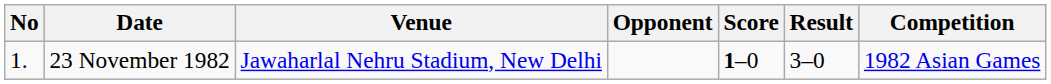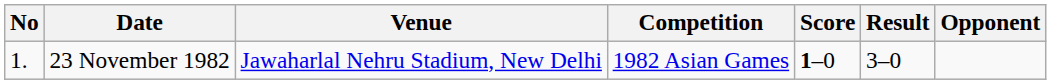columns swapped: (663, 23) <-> (952, 23)
